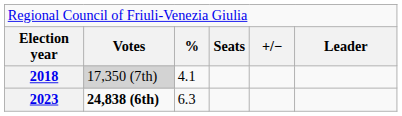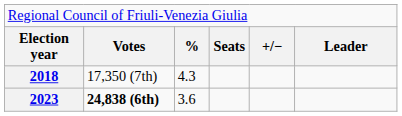(122, 76) lightgrey background -> (122, 76) no background
(187, 76) 4.1 -> (187, 76) 4.3
(187, 99) 6.3 -> (187, 99) 3.6
